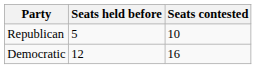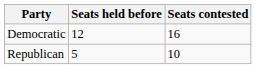rows swapped: (36, 53) <-> (36, 34)
